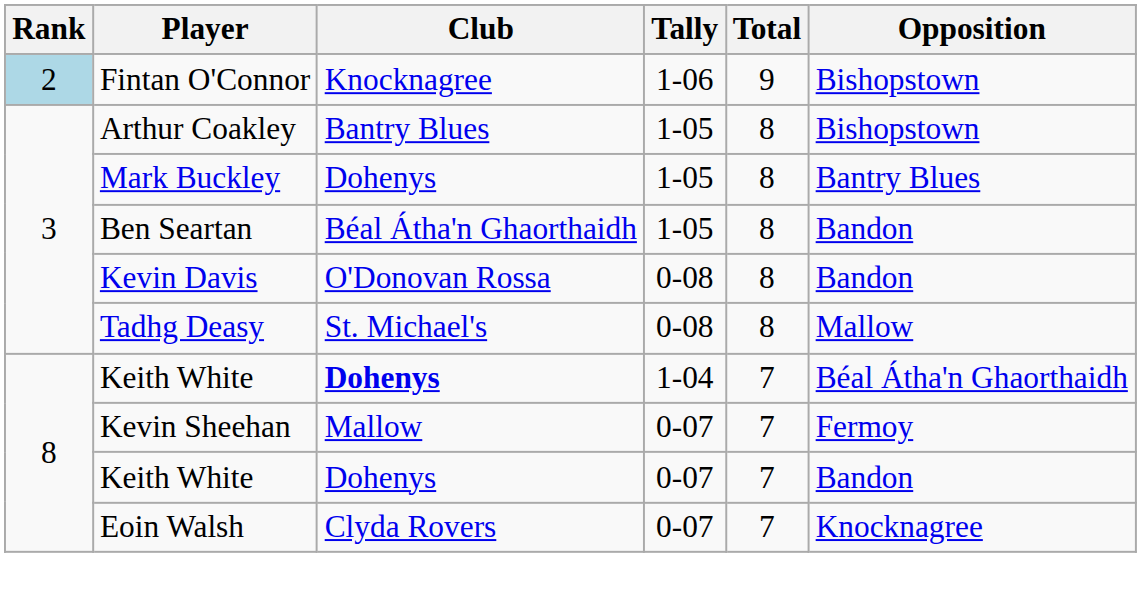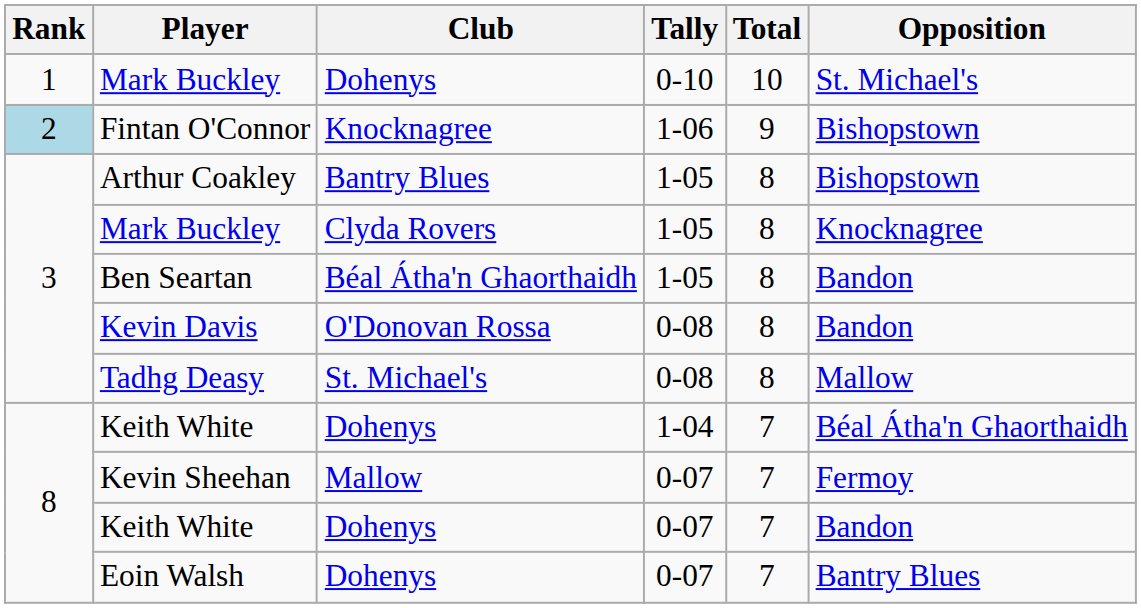+ row: (190, 79)
(380, 178) Dohenys -> (411, 228) Clyda Rovers
(898, 178) Bantry Blues -> (899, 228) Knocknagree
(382, 377) bold -> (380, 427) normal
(411, 526) Clyda Rovers -> (380, 576) Dohenys
(899, 526) Knocknagree -> (898, 576) Bantry Blues
